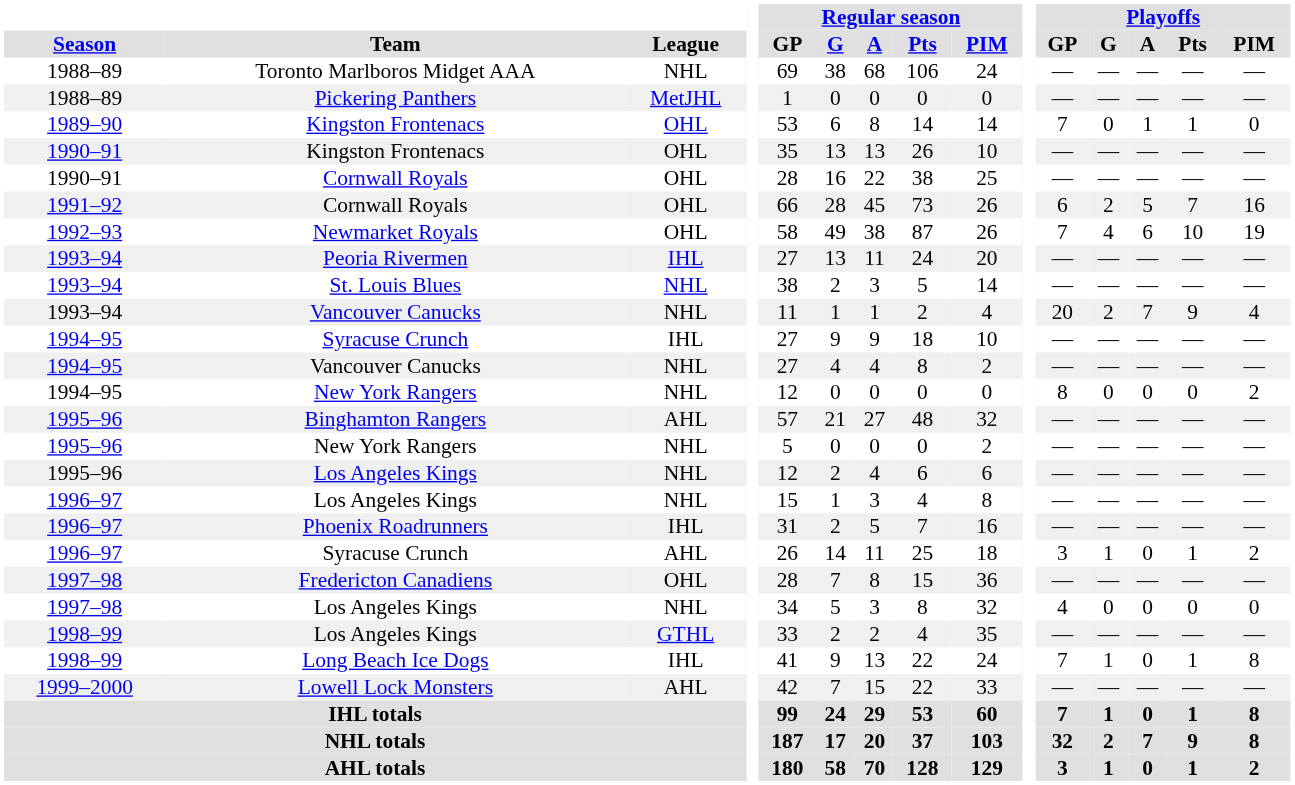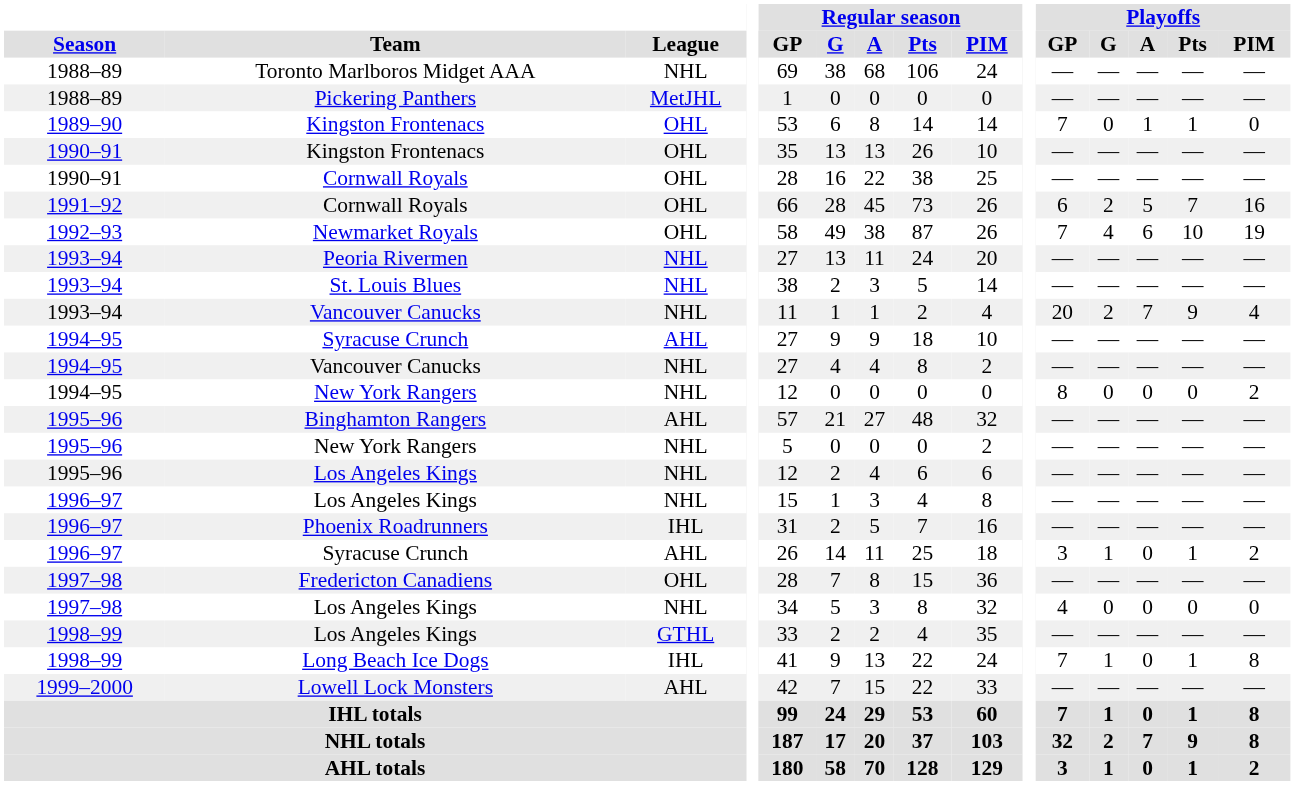(686, 258) IHL -> (686, 258) NHL
(686, 338) IHL -> (686, 338) AHL
